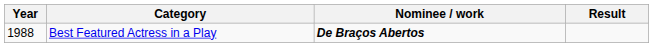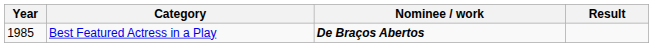(20, 33) 1988 -> (20, 33) 1985
